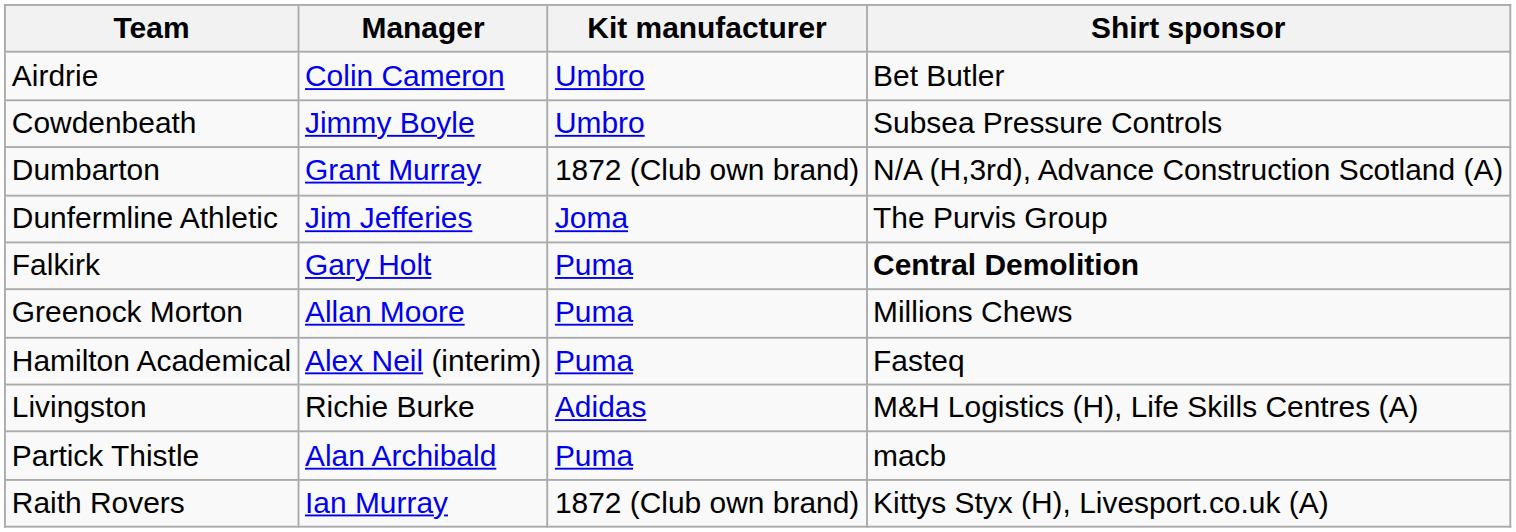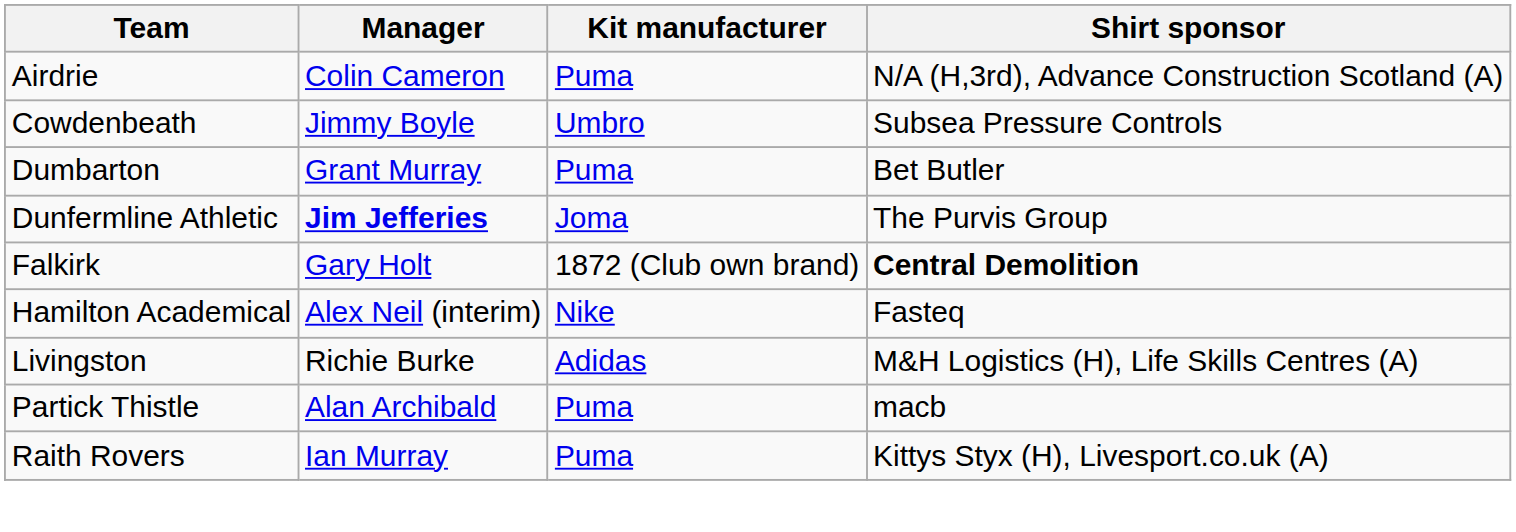(600, 75) Umbro -> (594, 75) Puma
(939, 75) Bet Butler -> (1188, 75) N/A (H,3rd), Advance Construction Scotland (A)
(707, 170) 1872 (Club own brand) -> (594, 170) Puma
(1188, 170) N/A (H,3rd), Advance Construction Scotland (A) -> (939, 170) Bet Butler
(389, 218) normal -> (396, 218) bold
(594, 265) Puma -> (707, 265) 1872 (Club own brand)
- row: (127, 312)
(594, 360) Puma -> (585, 312) Nike
(707, 502) 1872 (Club own brand) -> (594, 455) Puma
